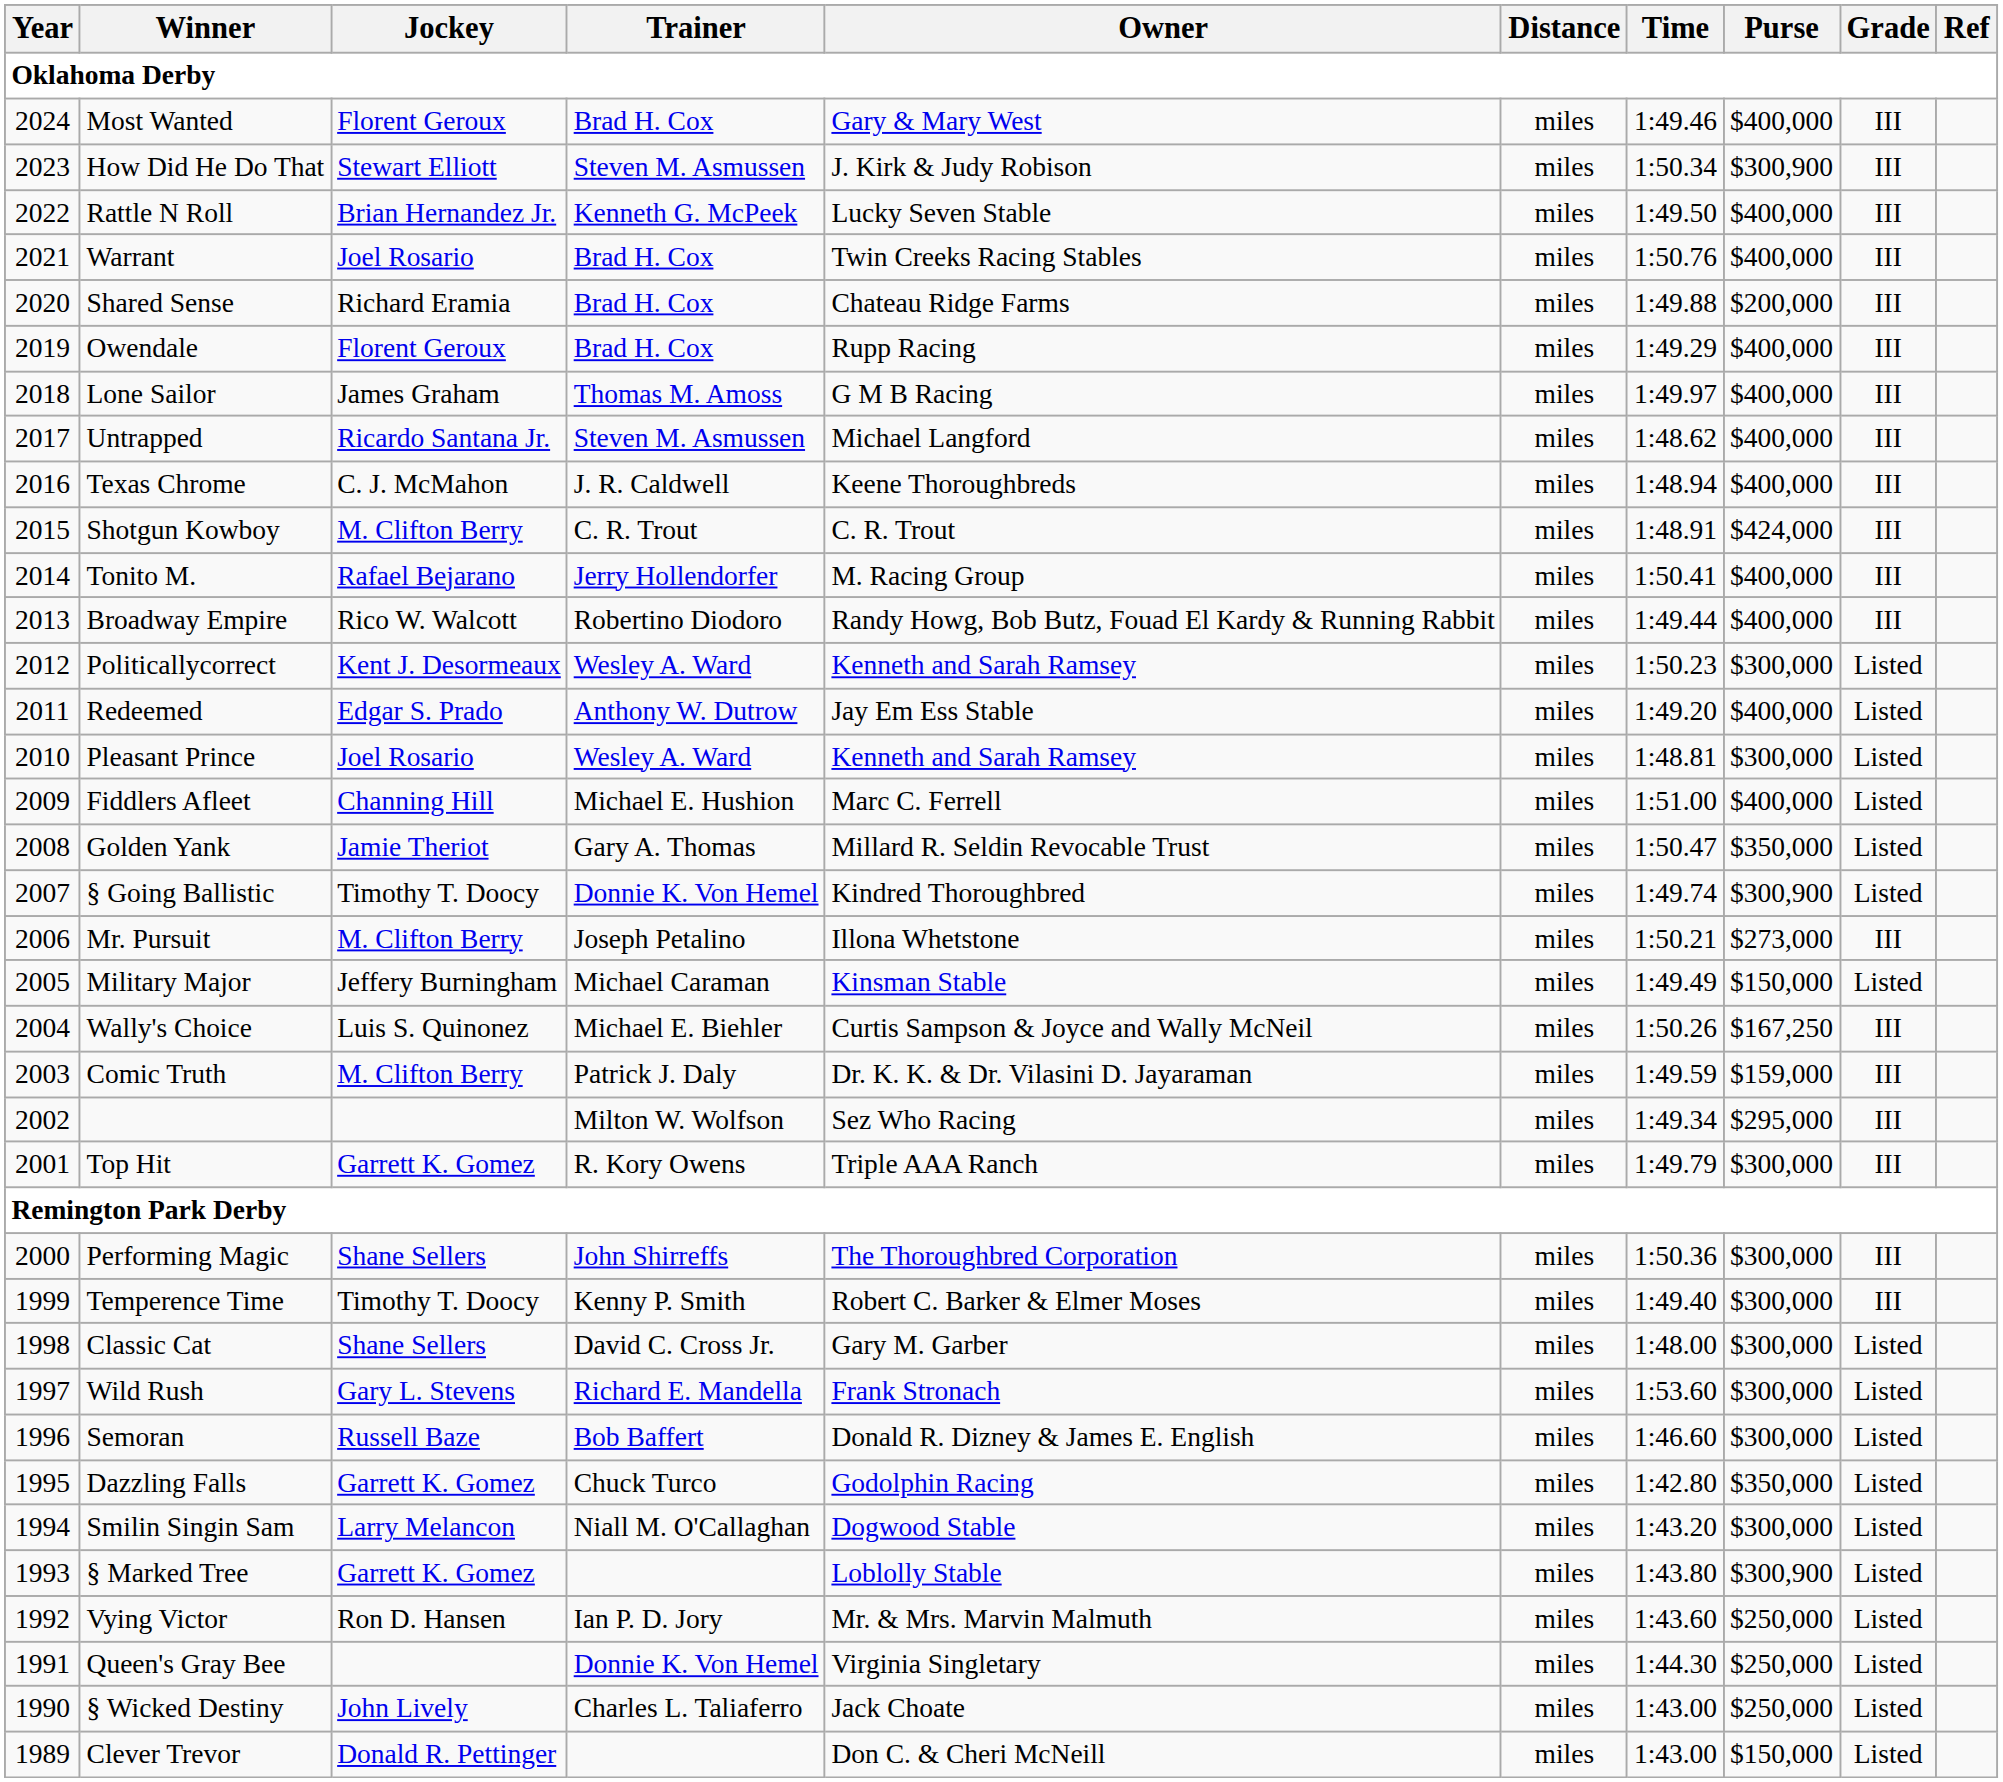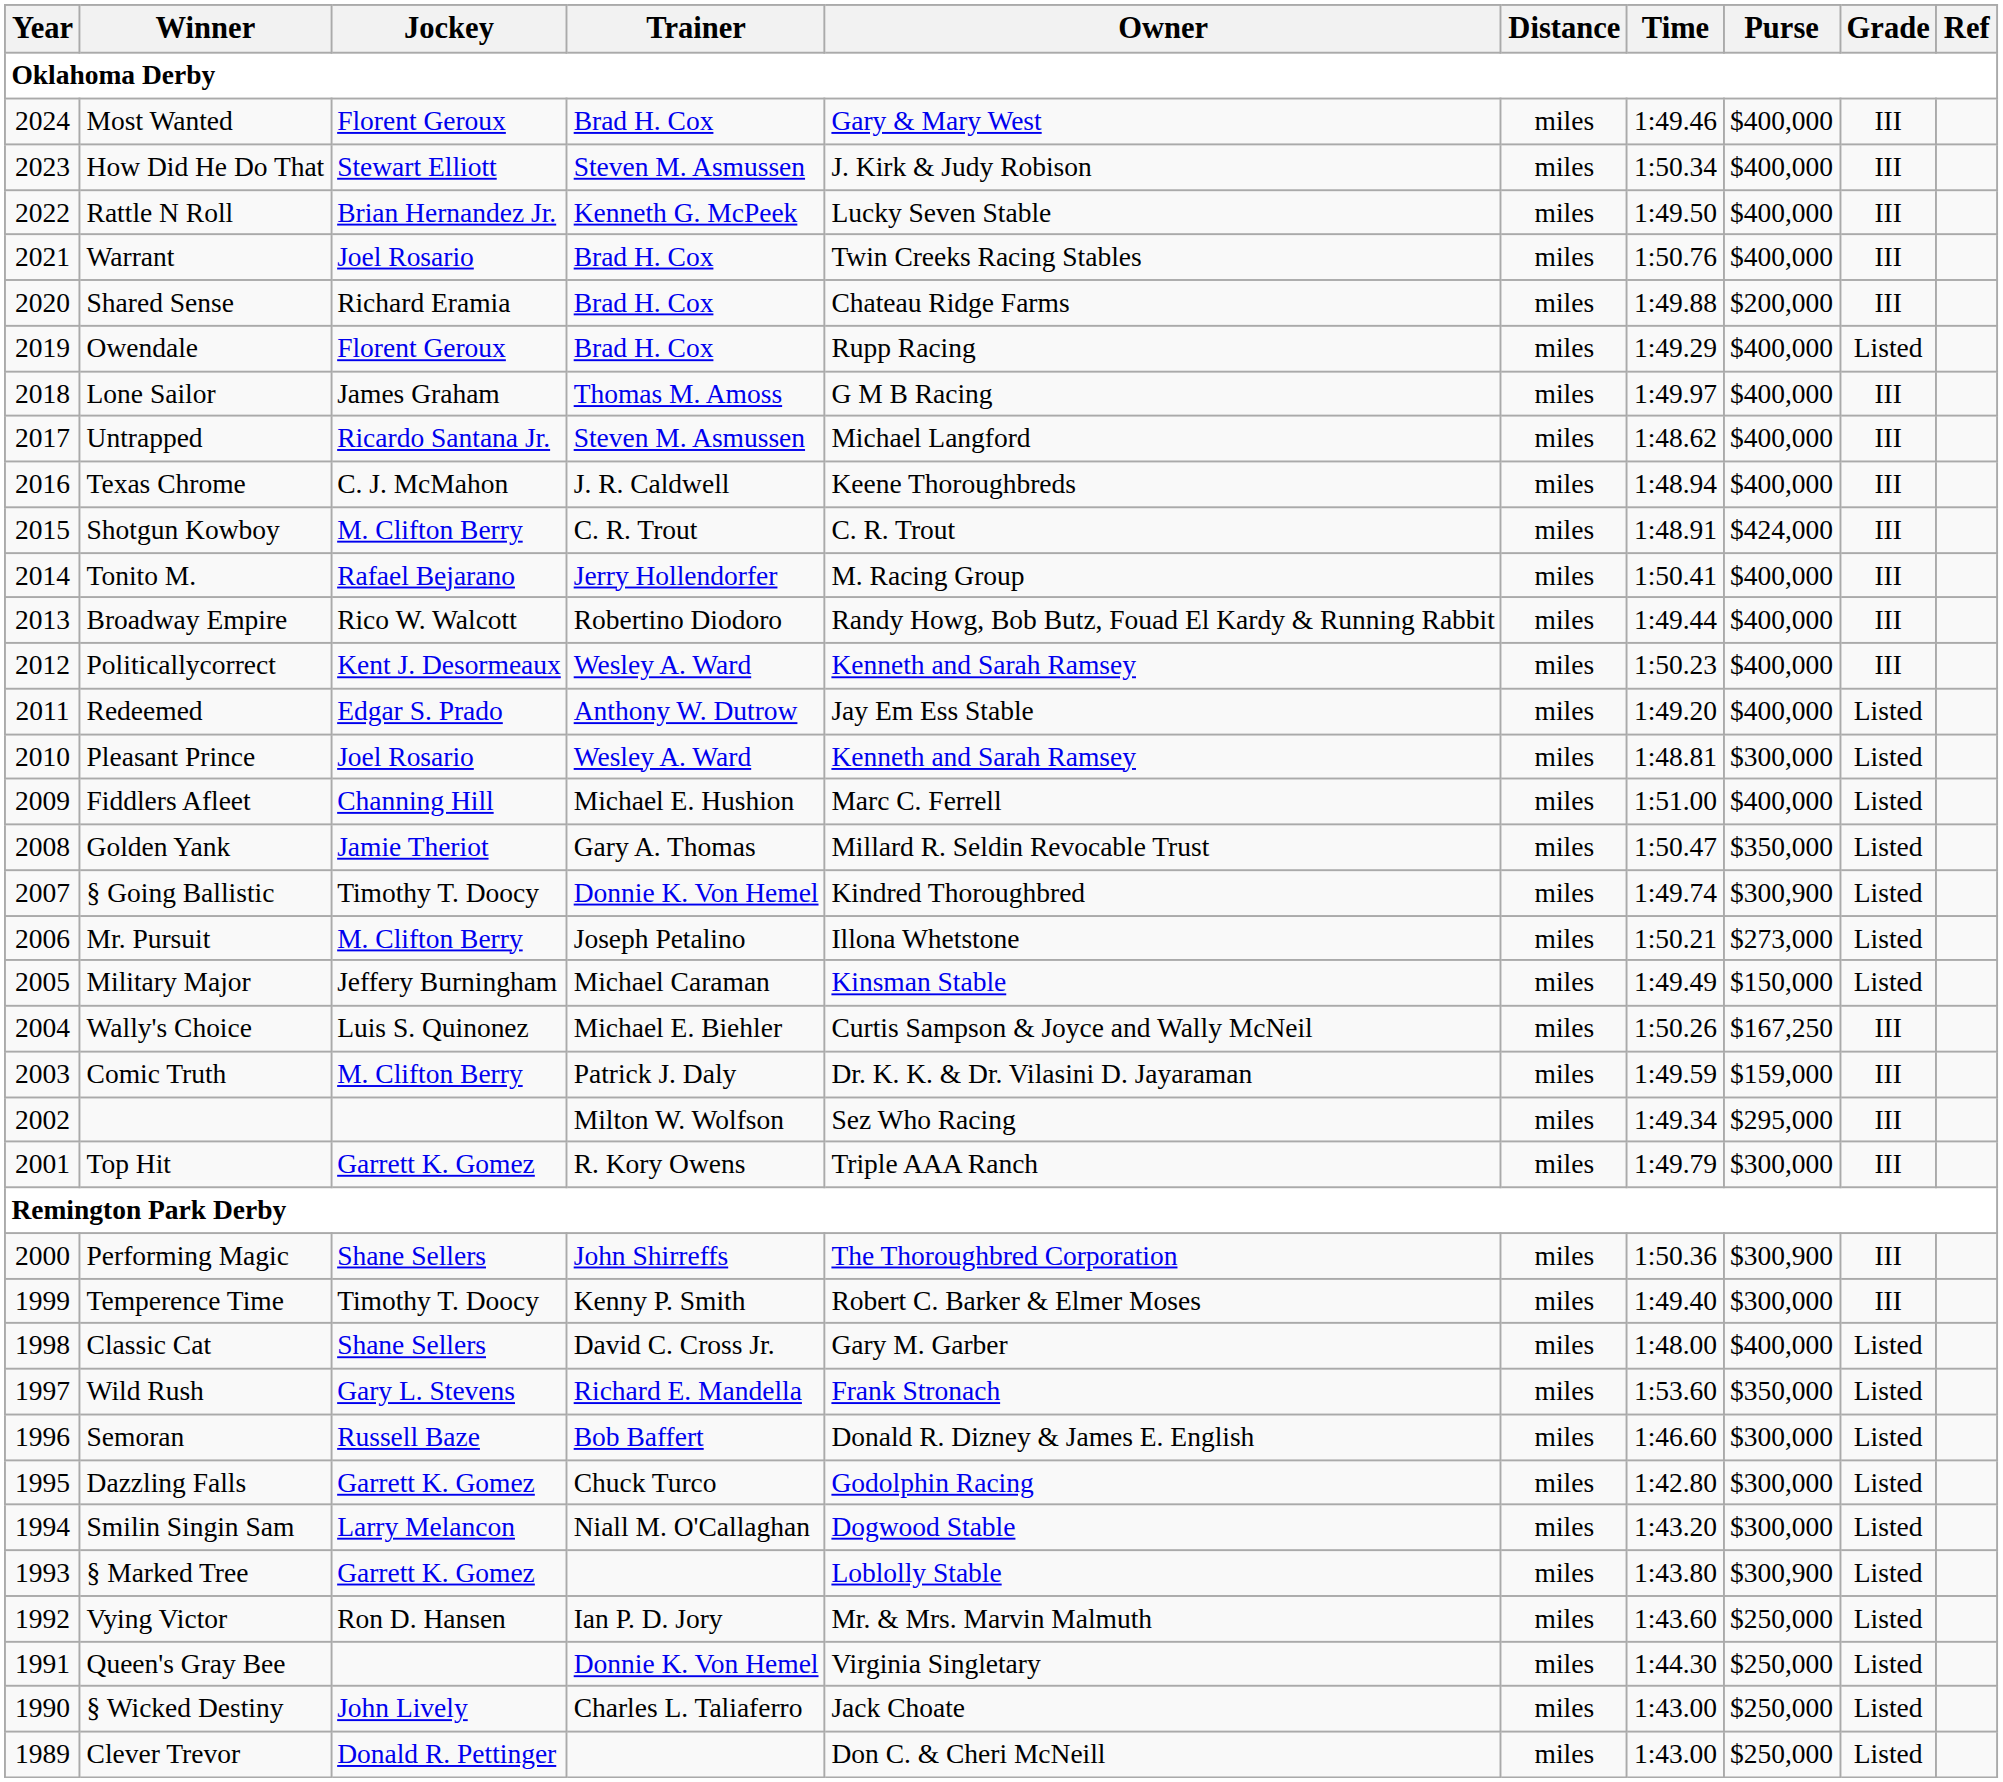(1782, 166) $300,900 -> (1782, 166) $400,000
(1888, 347) III -> (1888, 347) Listed
(1782, 665) $300,000 -> (1782, 665) $400,000
(1888, 665) Listed -> (1888, 665) III
(1888, 937) III -> (1888, 937) Listed
(1782, 1255) $300,000 -> (1782, 1255) $300,900
(1782, 1345) $300,000 -> (1782, 1345) $400,000
(1782, 1391) $300,000 -> (1782, 1391) $350,000
(1782, 1481) $350,000 -> (1782, 1481) $300,000
(1782, 1754) $150,000 -> (1782, 1754) $250,000
